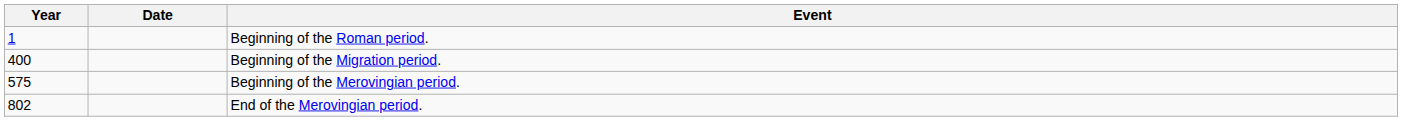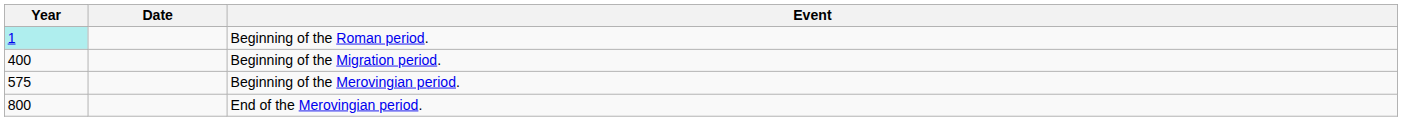(12, 37) no background -> (12, 37) paleturquoise background
(19, 104) 802 -> (19, 104) 800
